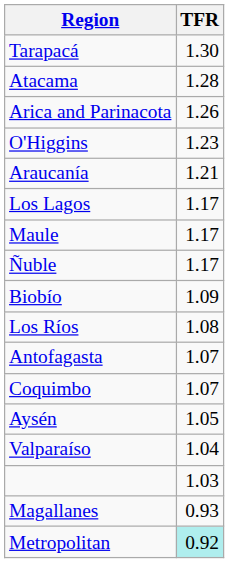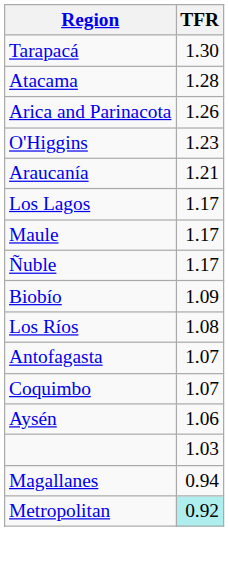(202, 419) 1.05 -> (202, 419) 1.06
- row: (50, 449)
(202, 511) 0.93 -> (202, 480) 0.94
